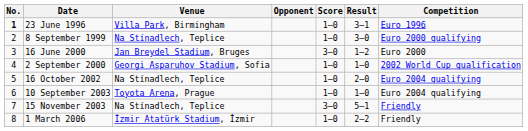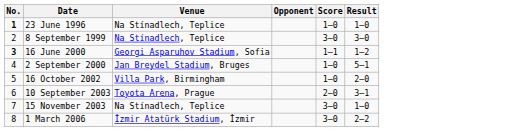- column: (451, 11)
(170, 25) Villa Park, Birmingham -> (170, 25) Na Stínadlech, Teplice
(362, 25) 3–1 -> (362, 25) 1–0
(330, 38) 1–0 -> (330, 38) 3–0
(14, 52) normal -> (14, 52) bold
(182, 52) Jan Breydel Stadium, Bruges -> (192, 52) Georgi Asparuhov Stadium, Sofia
(330, 52) 3–0 -> (330, 52) 1–1
(192, 65) Georgi Asparuhov Stadium, Sofia -> (182, 65) Jan Breydel Stadium, Bruges
(362, 65) 1–0 -> (362, 65) 5–1
(170, 79) Na Stínadlech, Teplice -> (170, 79) Villa Park, Birmingham
(330, 92) 1–0 -> (330, 92) 2–0
(362, 92) 1–0 -> (362, 92) 3–1
(362, 106) 5–1 -> (362, 106) 1–0
(330, 120) 1–0 -> (330, 120) 3–0
